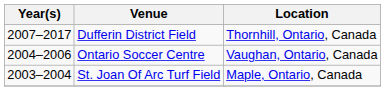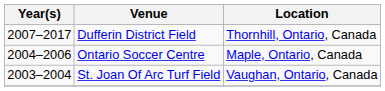(302, 55) Vaughan, Ontario, Canada -> (294, 55) Maple, Ontario, Canada
(294, 75) Maple, Ontario, Canada -> (302, 75) Vaughan, Ontario, Canada
